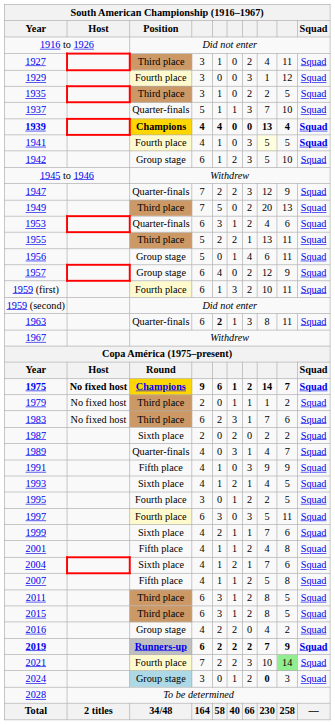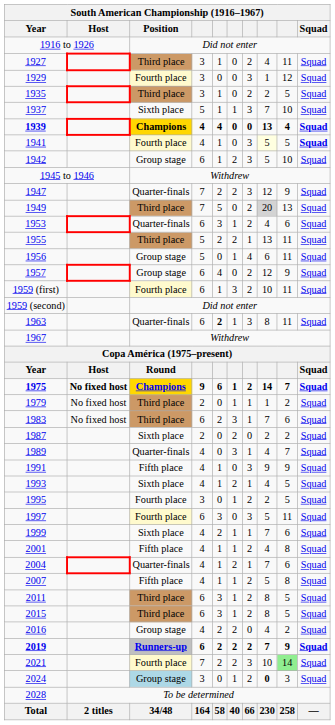(161, 110) Quarter-finals -> (161, 110) Sixth place
(267, 208) no background -> (267, 208) lightgrey background
(161, 565) Sixth place -> (161, 565) Quarter-finals
